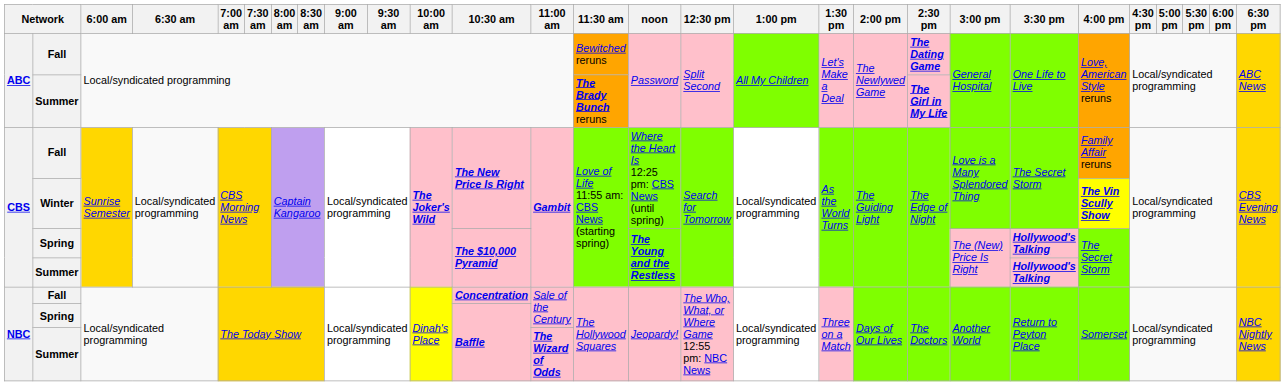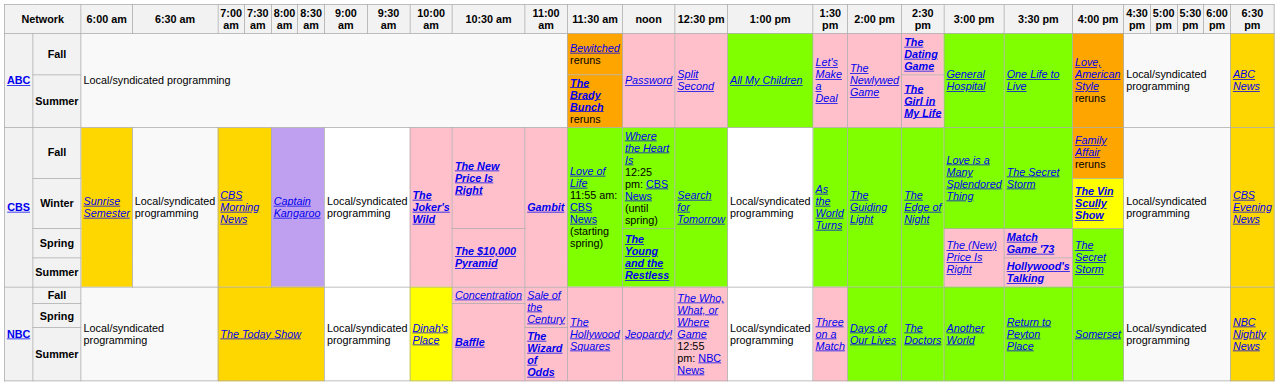(1044, 244) Hollywood's Talking -> (1031, 244) Match Game '73
(491, 296) bold -> (489, 296) normal
